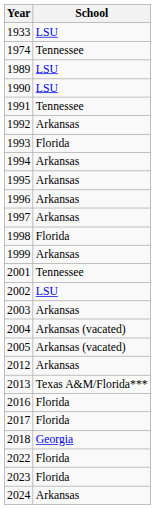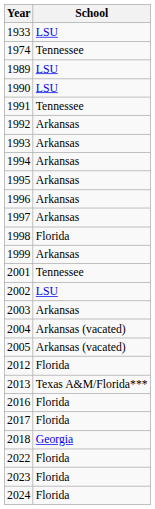(53, 143) Florida -> (58, 143) Arkansas
(58, 365) Arkansas -> (53, 365) Florida
(58, 495) Arkansas -> (53, 495) Florida
